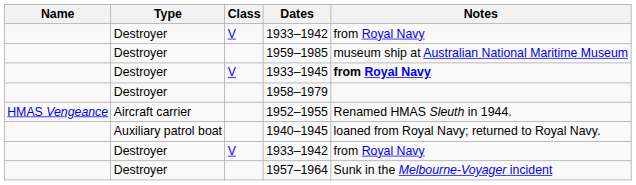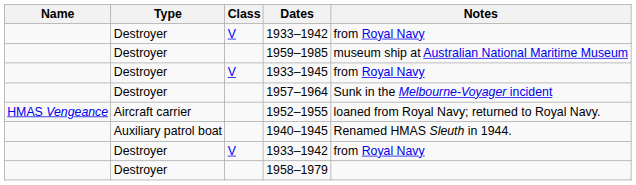(382, 72) bold -> (379, 72) normal
rows swapped: (141, 92) <-> (141, 170)
(423, 111) Renamed HMAS Sleuth in 1944. -> (467, 111) loaned from Royal Navy; returned to Royal Navy.
(467, 131) loaned from Royal Navy; returned to Royal Navy. -> (423, 131) Renamed HMAS Sleuth in 1944.
